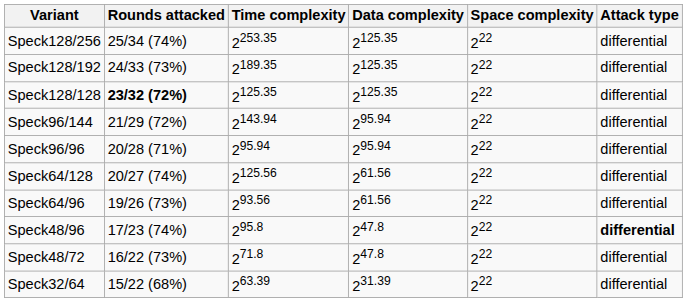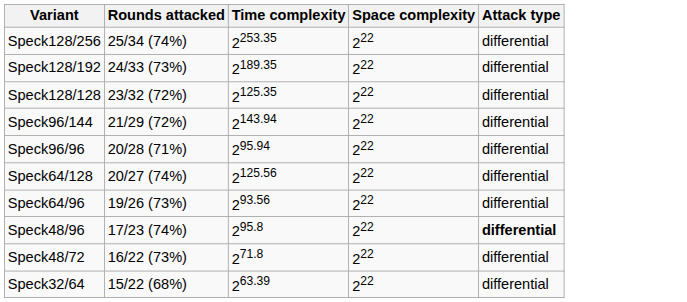- column: (408, 16)
(147, 95) bold -> (147, 95) normal
